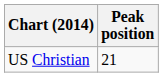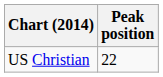(109, 59) 21 -> (109, 59) 22
